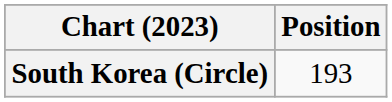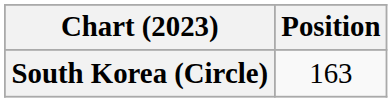(331, 73) 193 -> (331, 73) 163
